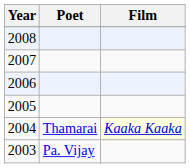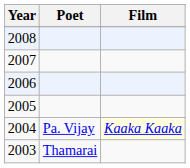(70, 128) Thamarai -> (69, 128) Pa. Vijay
(69, 151) Pa. Vijay -> (70, 151) Thamarai
